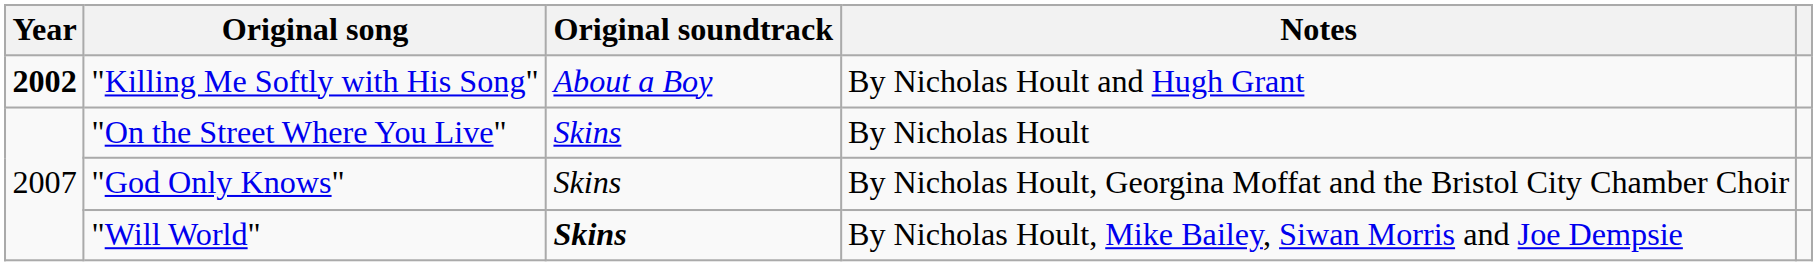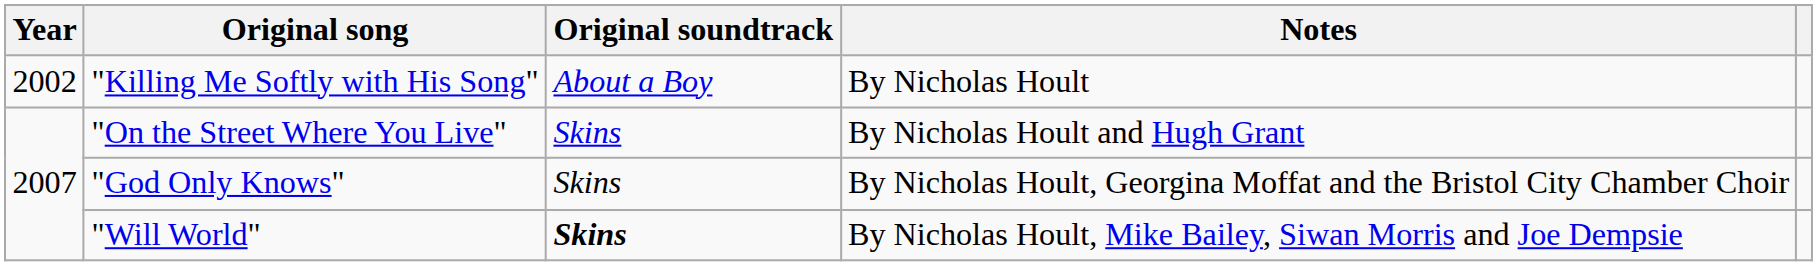(45, 81) bold -> (45, 81) normal
(1076, 81) By Nicholas Hoult and Hugh Grant -> (969, 81) By Nicholas Hoult
(969, 132) By Nicholas Hoult -> (1076, 132) By Nicholas Hoult and Hugh Grant
